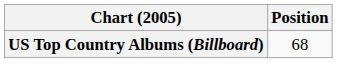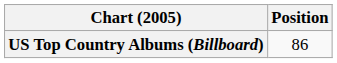(300, 44) 68 -> (300, 44) 86
